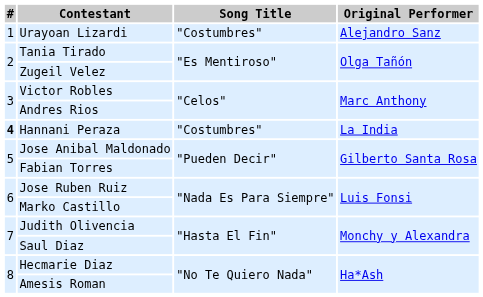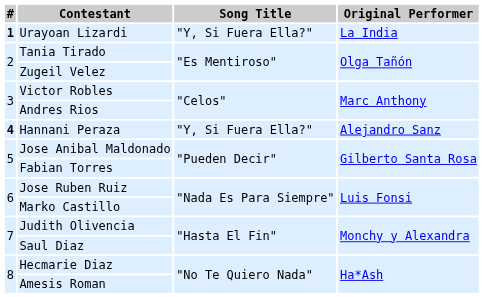(10, 33) normal -> (10, 33) bold
(219, 33) "Costumbres" -> (245, 33) "Y, Si Fuera Ella?"
(390, 33) Alejandro Sanz -> (369, 33) La India
(219, 130) "Costumbres" -> (245, 130) "Y, Si Fuera Ella?"
(369, 130) La India -> (390, 130) Alejandro Sanz
